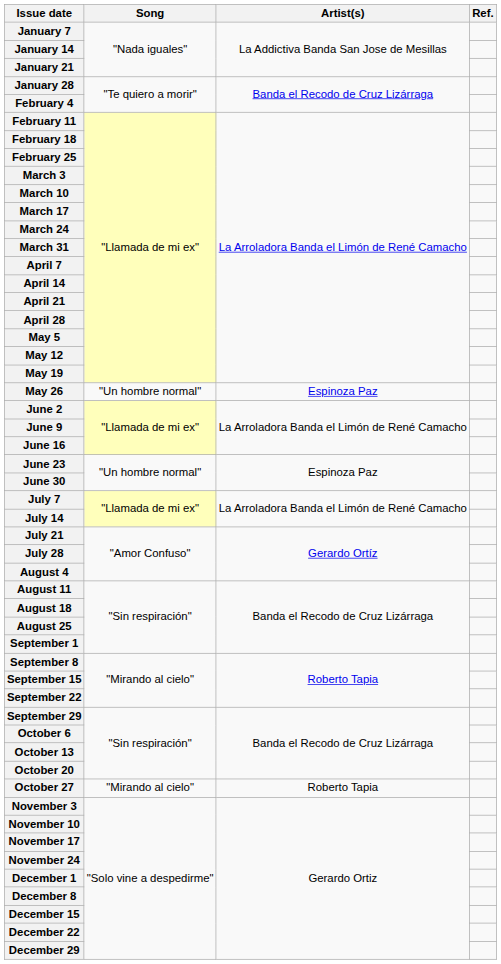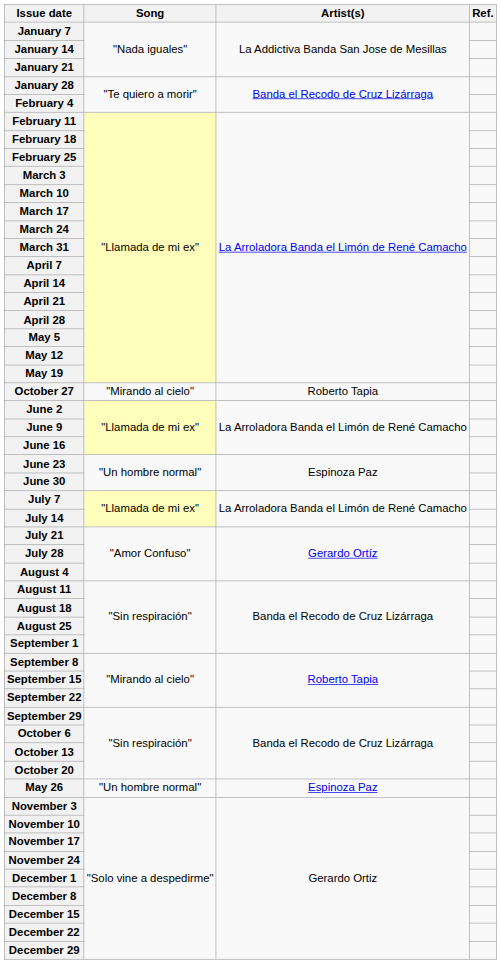rows swapped: (44, 391) <-> (44, 788)
